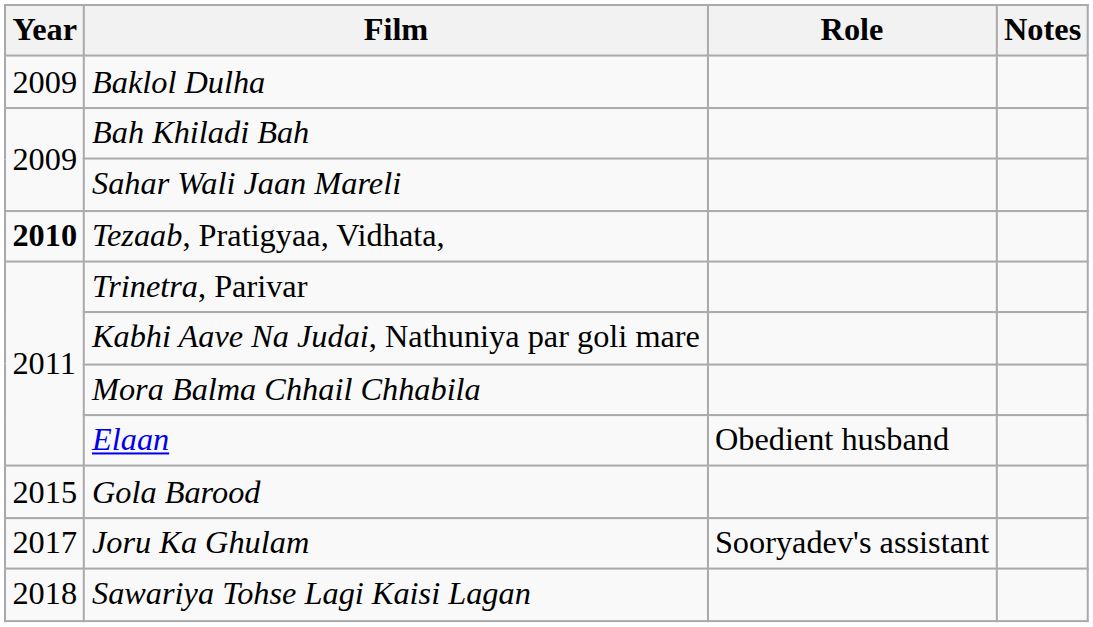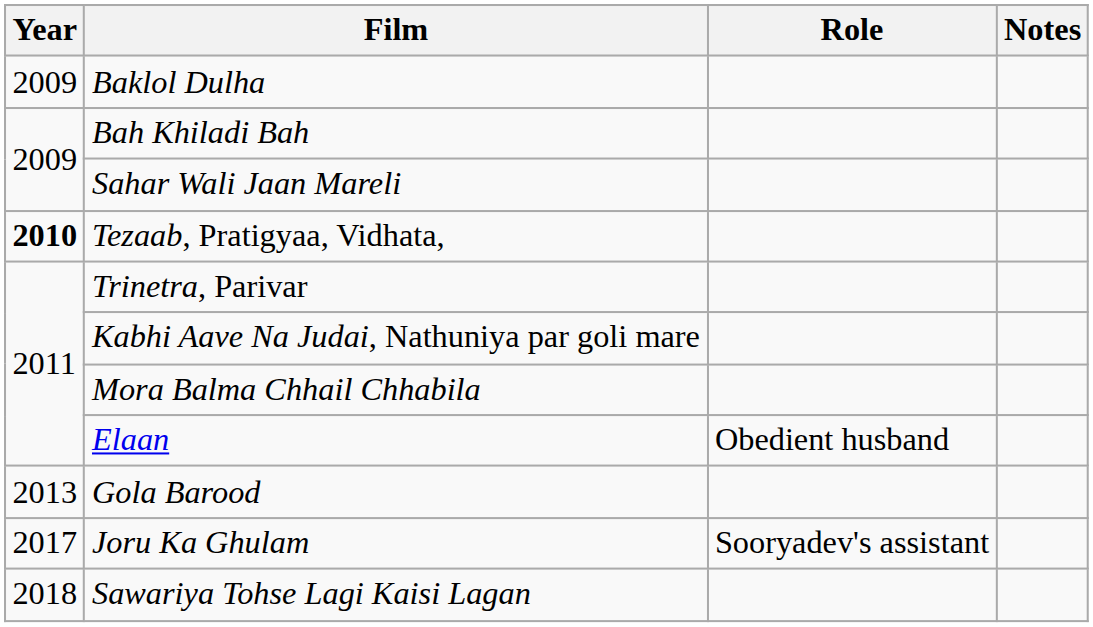(45, 491) 2015 -> (45, 491) 2013
